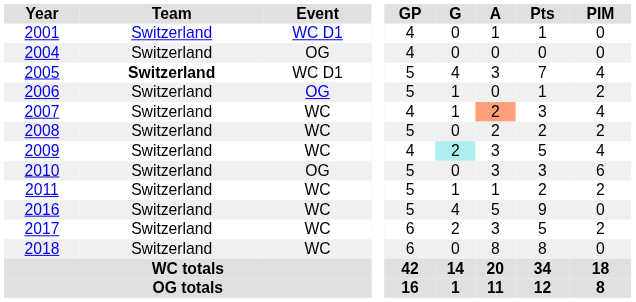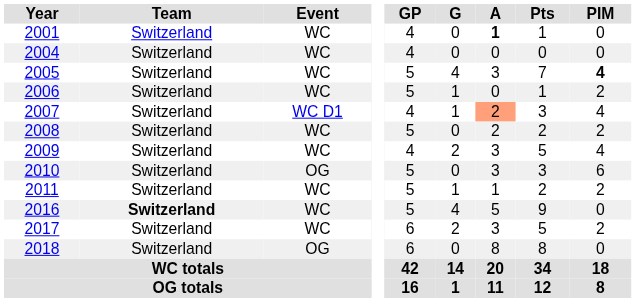(318, 33) WC D1 -> (318, 33) WC
(495, 33) normal -> (495, 33) bold
(318, 53) OG -> (318, 53) WC
(172, 72) bold -> (172, 72) normal
(318, 72) WC D1 -> (318, 72) WC
(600, 72) normal -> (600, 72) bold
(318, 92) OG -> (318, 92) WC
(318, 111) WC -> (318, 111) WC D1
(455, 151) paleturquoise background -> (455, 151) no background
(172, 209) normal -> (172, 209) bold
(318, 249) WC -> (318, 249) OG
